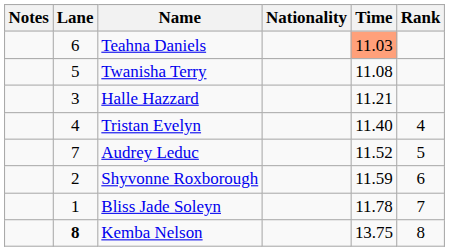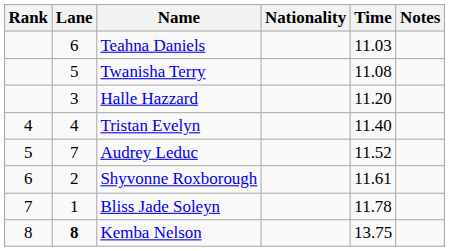columns swapped: (421, 17) <-> (29, 17)
(374, 44) lightsalmon background -> (373, 44) no background
(374, 98) 11.21 -> (373, 98) 11.20
(374, 179) 11.59 -> (373, 179) 11.61
